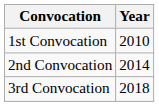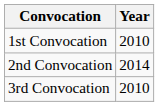(134, 88) 2018 -> (134, 88) 2010
